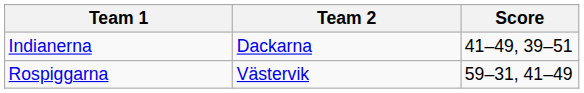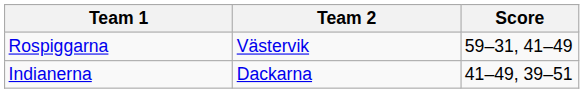rows swapped: (59, 74) <-> (50, 46)
